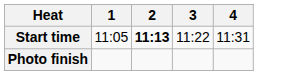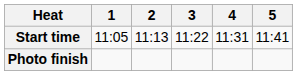+ column: (272, 15)
(152, 37) bold -> (152, 37) normal
